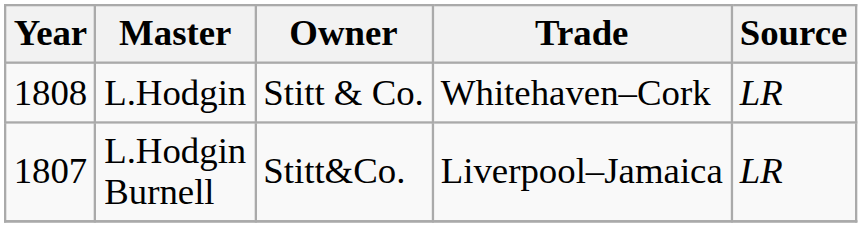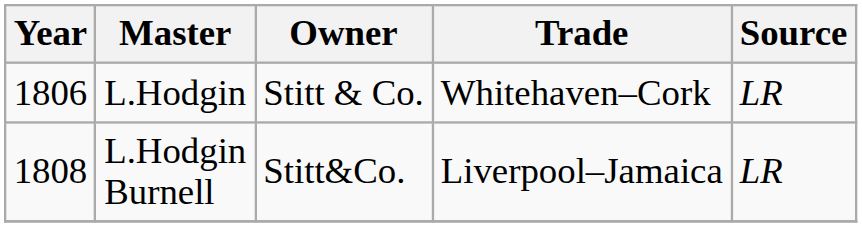(50, 92) 1808 -> (50, 92) 1806
(50, 171) 1807 -> (50, 171) 1808
